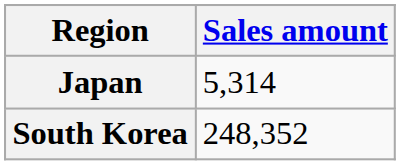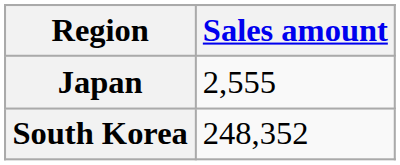(239, 81) 5,314 -> (239, 81) 2,555
